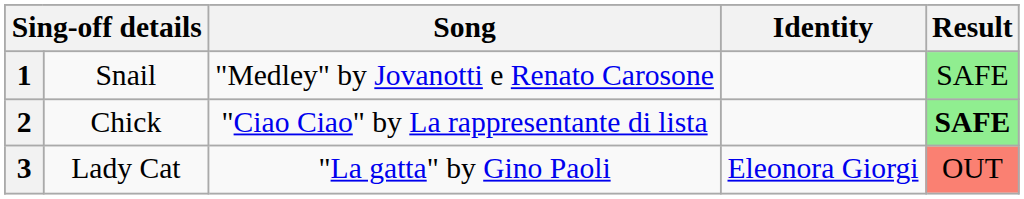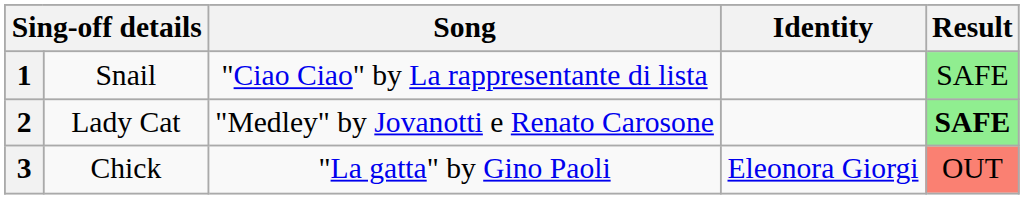(465, 74) "Medley" by Jovanotti e Renato Carosone -> (465, 74) "Ciao Ciao" by La rappresentante di lista
(126, 121) Chick -> (126, 121) Lady Cat
(465, 121) "Ciao Ciao" by La rappresentante di lista -> (465, 121) "Medley" by Jovanotti e Renato Carosone
(126, 168) Lady Cat -> (126, 168) Chick
